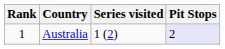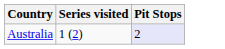- column: (22, 14)
